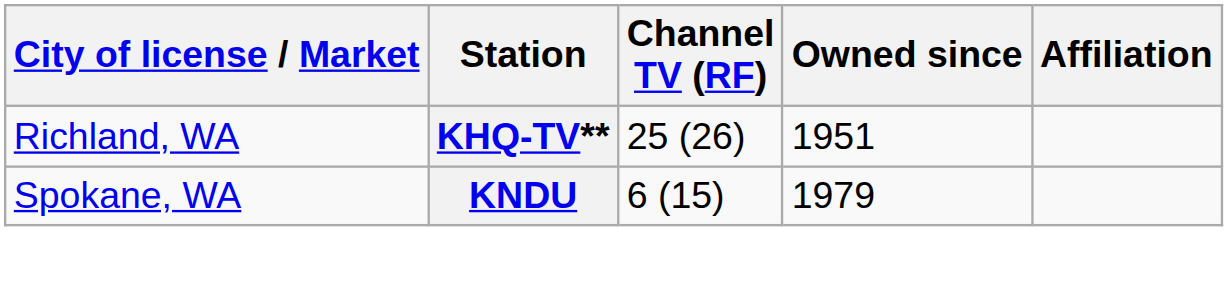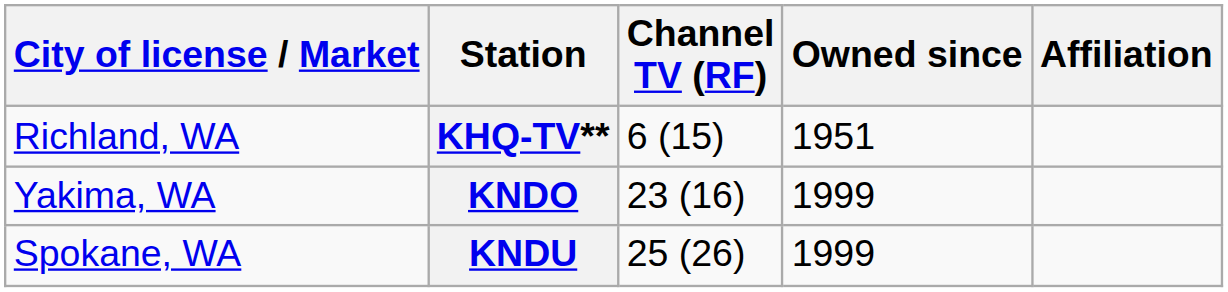(686, 135) 25 (26) -> (676, 135) 6 (15)
+ row: (523, 195)
(676, 195) 6 (15) -> (686, 254) 25 (26)
(833, 195) 1979 -> (833, 254) 1999
